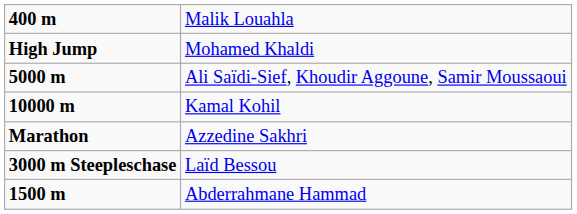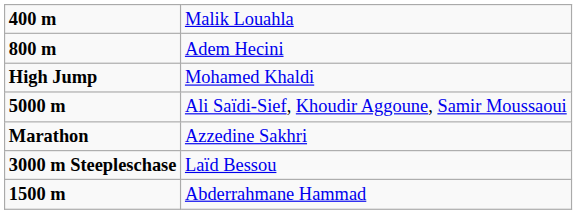+ row: (234, 48)
- row: (233, 106)
